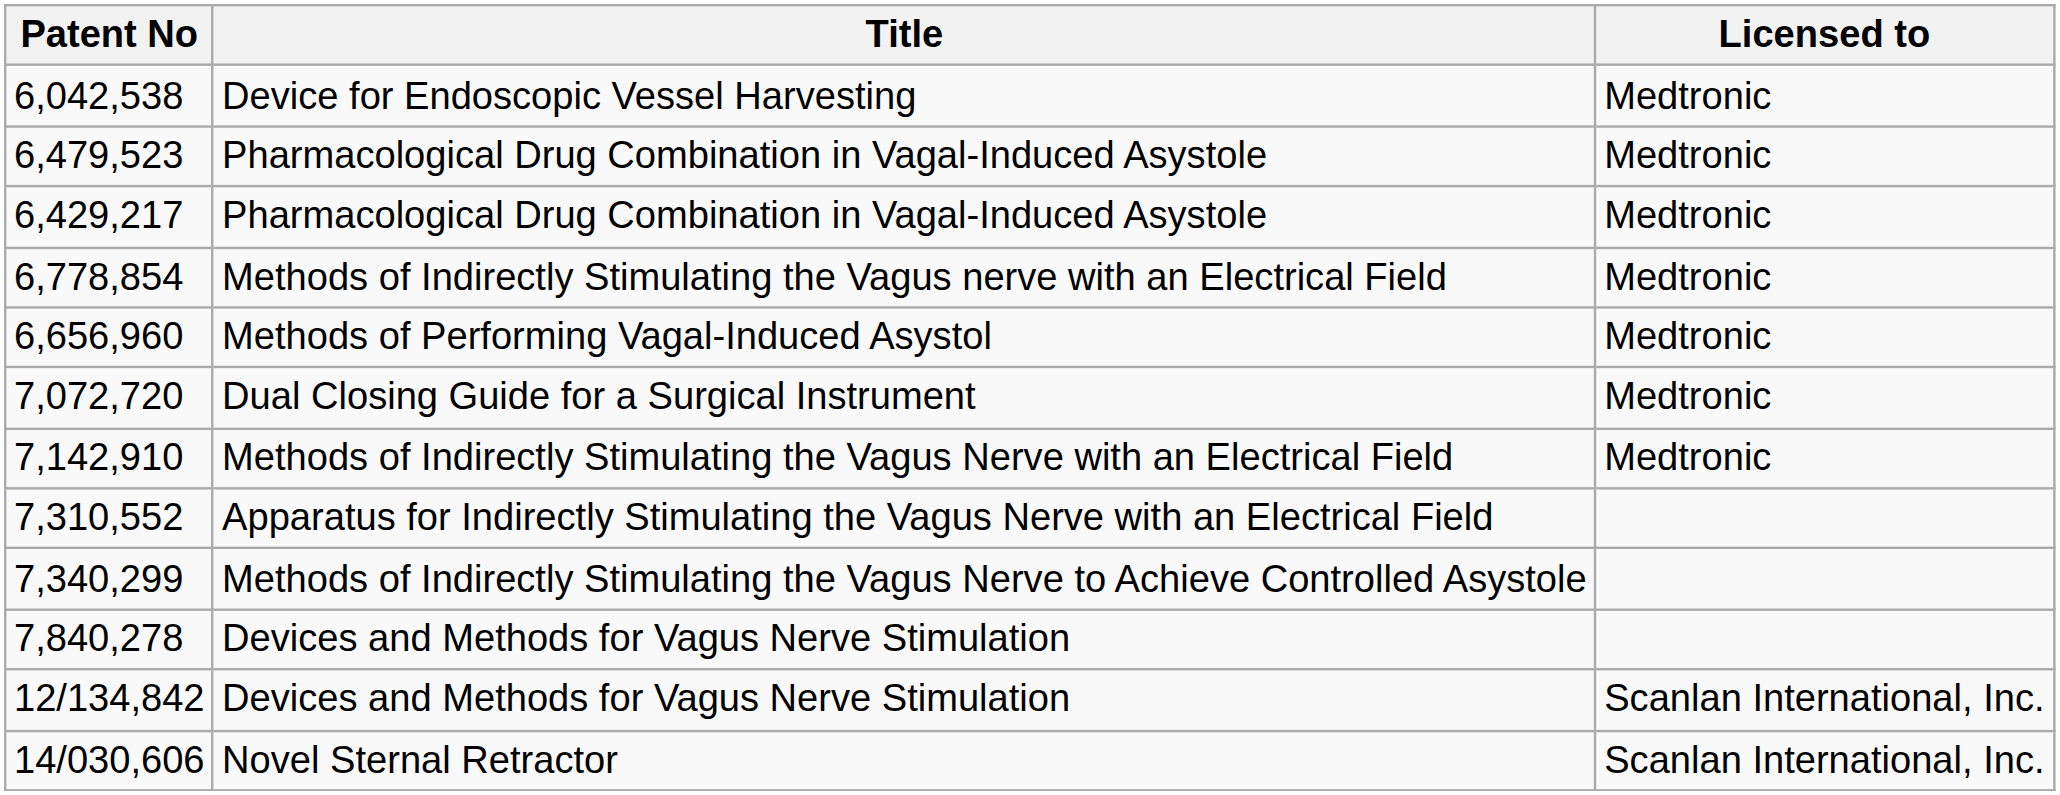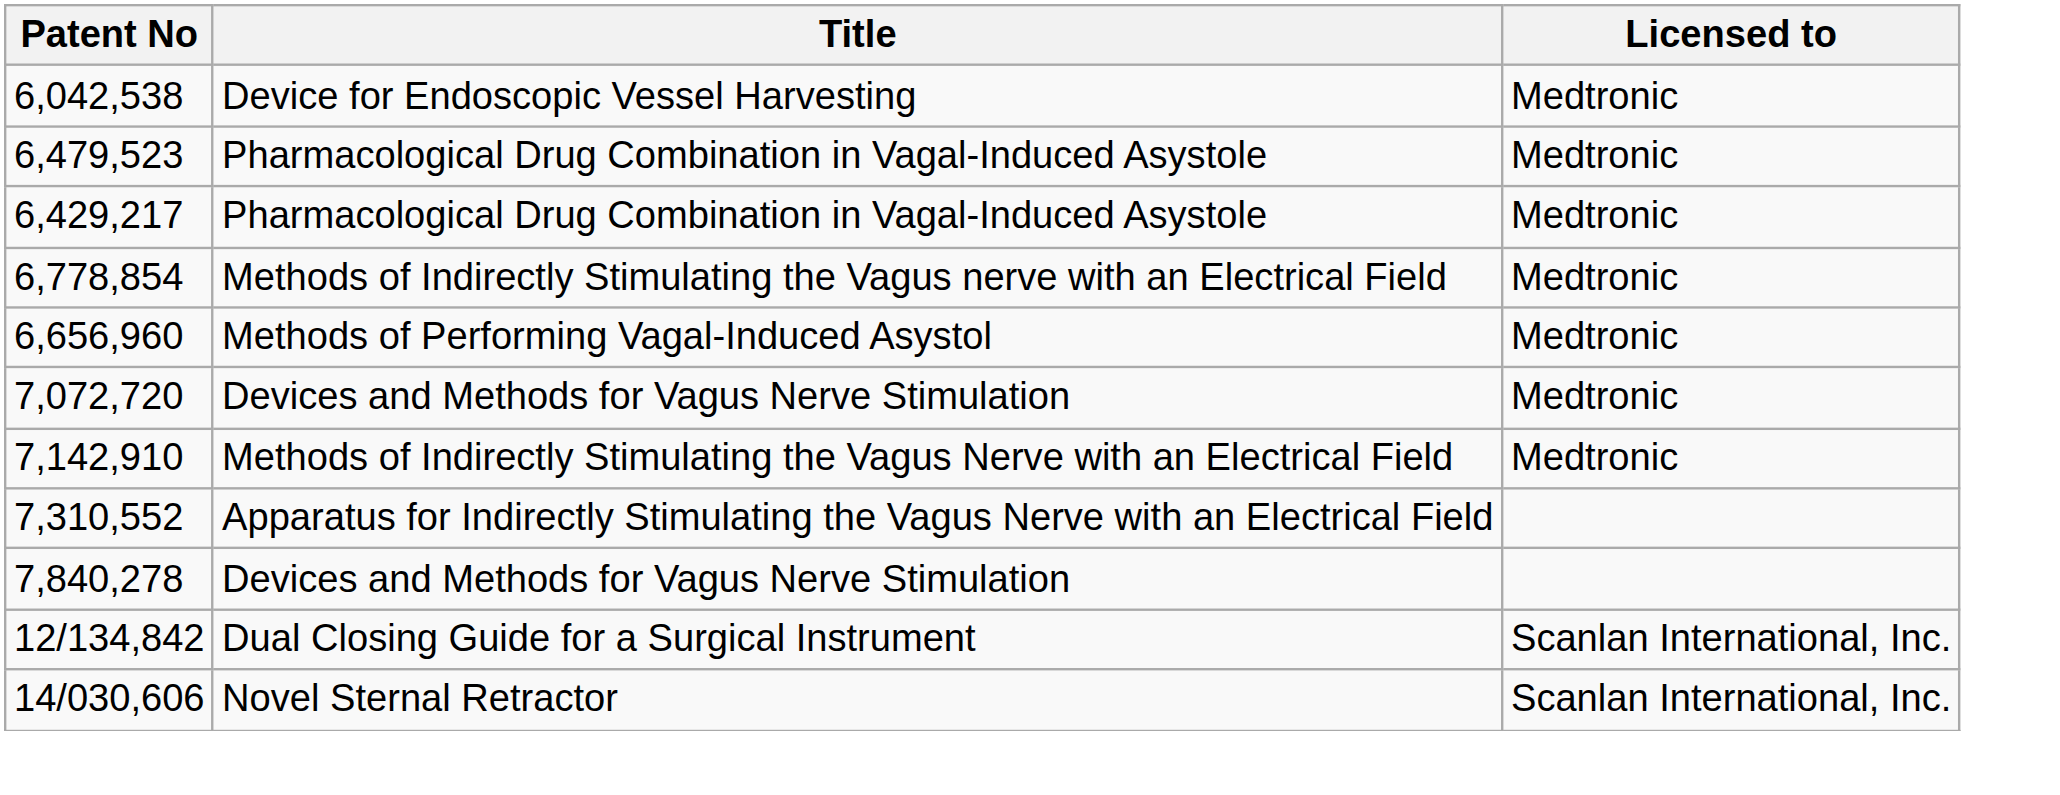(599, 397) Dual Closing Guide for a Surgical Instrument -> (646, 397) Devices and Methods for Vagus Nerve Stimulation
- row: (99, 578)
(646, 699) Devices and Methods for Vagus Nerve Stimulation -> (599, 638) Dual Closing Guide for a Surgical Instrument
